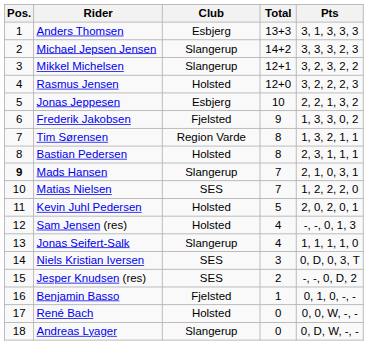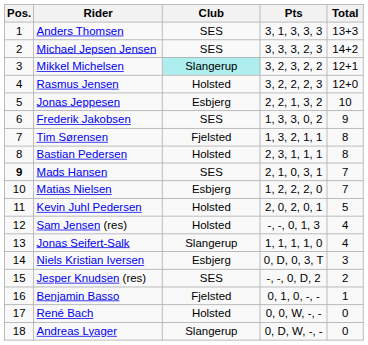columns swapped: (330, 13) <-> (278, 13)
(211, 31) Esbjerg -> (211, 31) SES
(211, 48) Slangerup -> (211, 48) SES
(211, 66) no background -> (211, 66) paleturquoise background
(211, 119) Fjelsted -> (211, 119) SES
(211, 137) Region Varde -> (211, 137) Fjelsted
(211, 172) Slangerup -> (211, 172) SES
(211, 190) SES -> (211, 190) Esbjerg
(211, 260) SES -> (211, 260) Esbjerg
